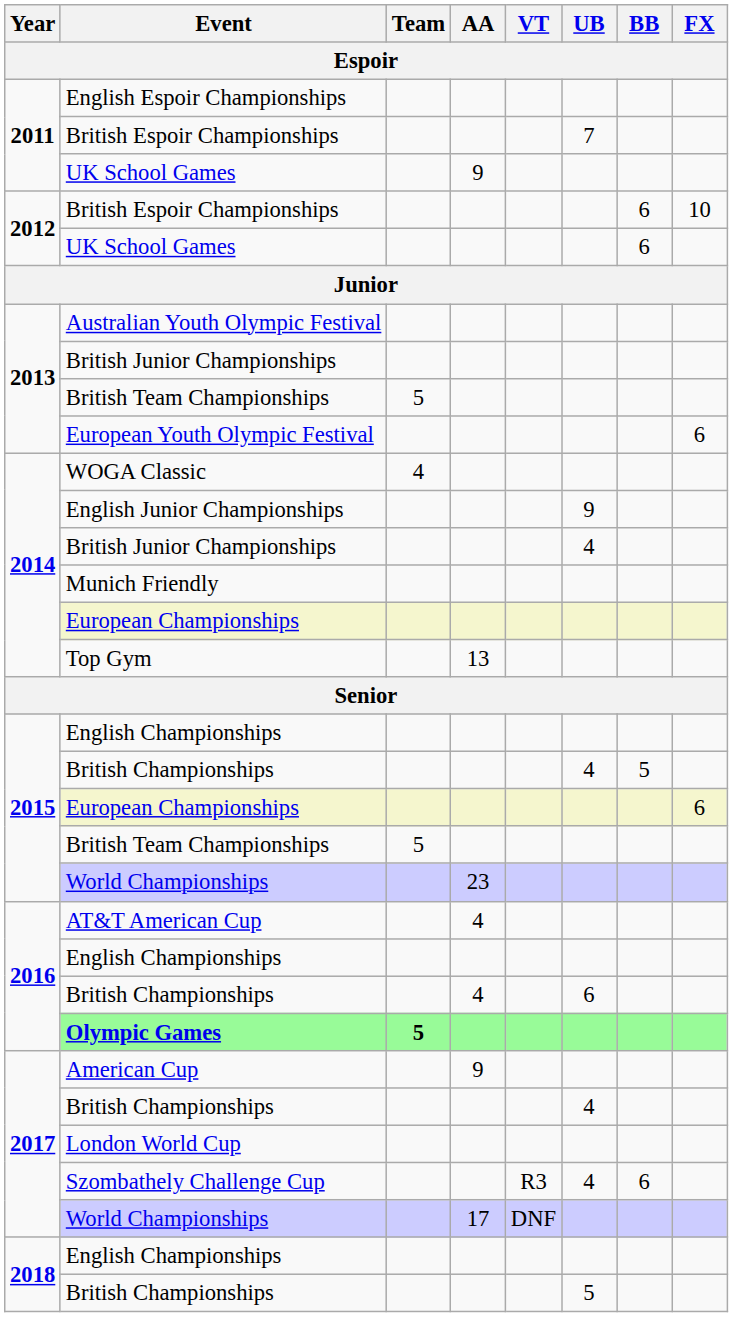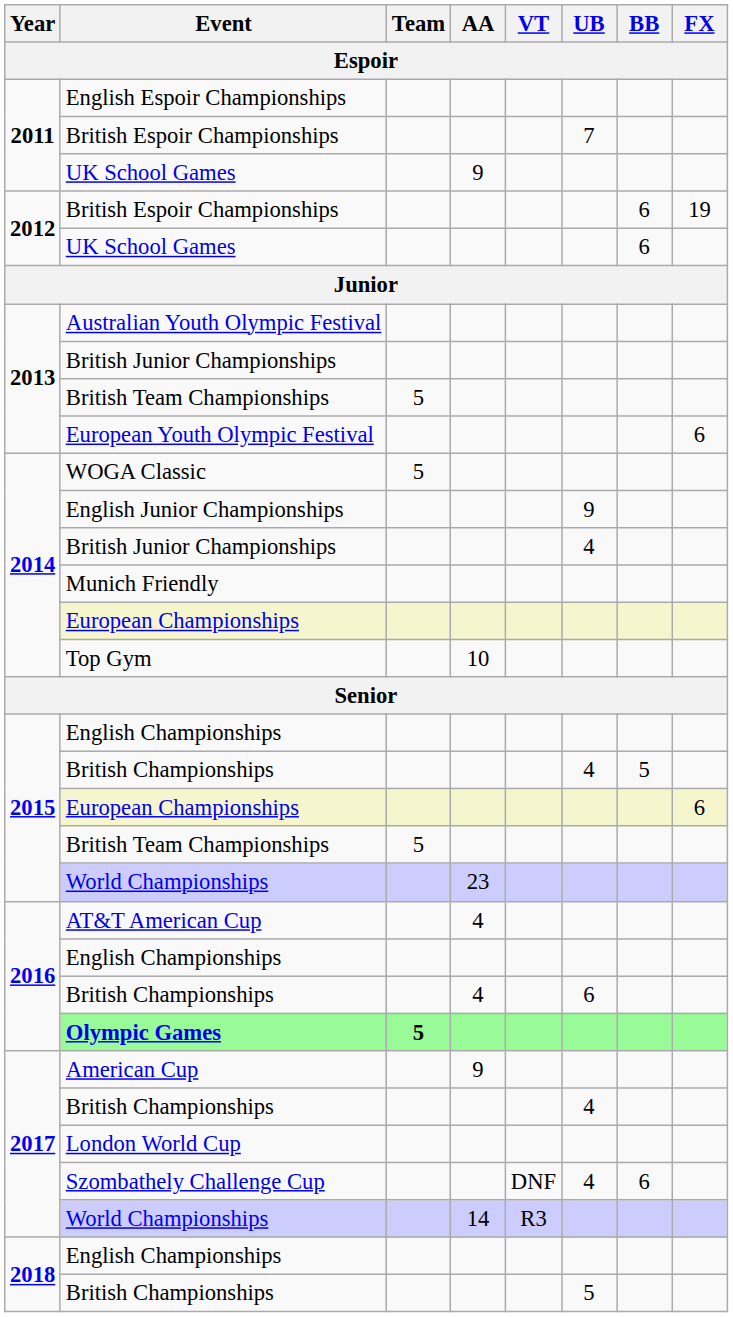(699, 210) 10 -> (699, 210) 19
(418, 471) 4 -> (418, 471) 5
(478, 658) 13 -> (478, 658) 10
(533, 1180) R3 -> (533, 1180) DNF
(478, 1218) 17 -> (478, 1218) 14
(533, 1218) DNF -> (533, 1218) R3
